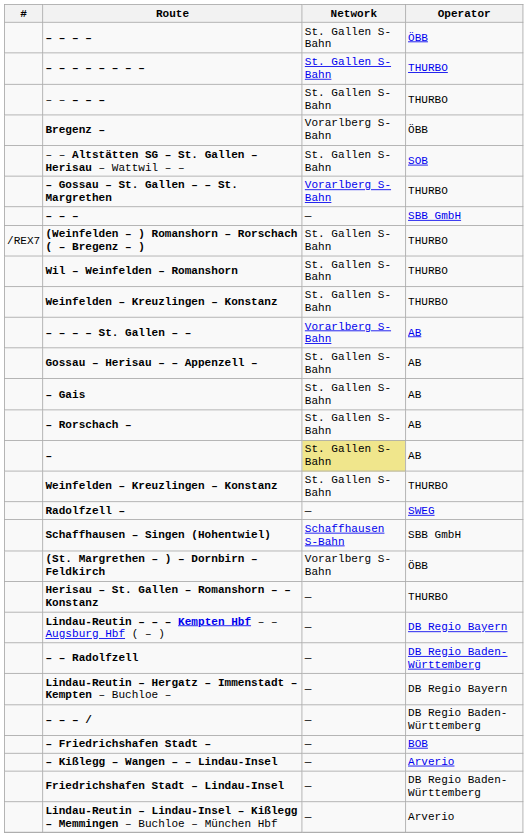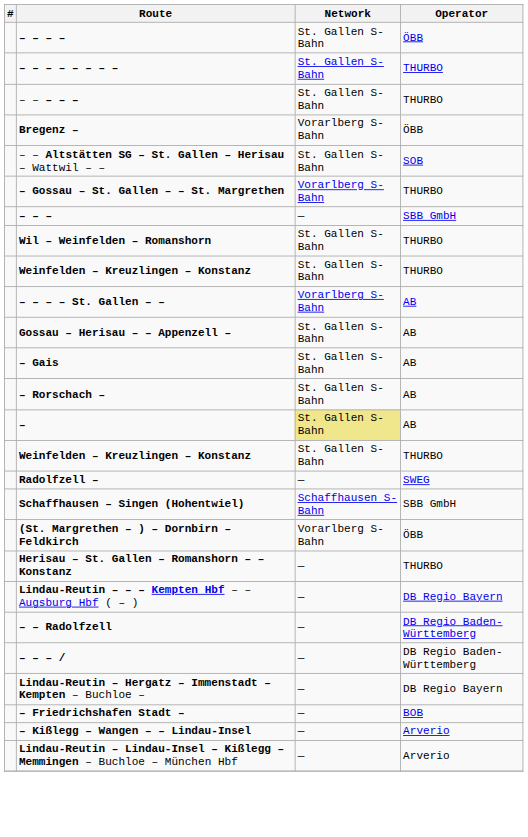- row: (171, 240)
rows swapped: (69, 720) <-> (171, 689)
- row: (165, 787)
